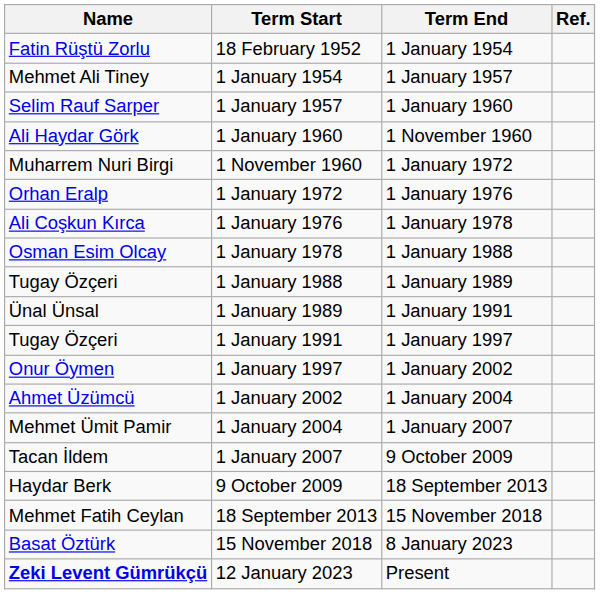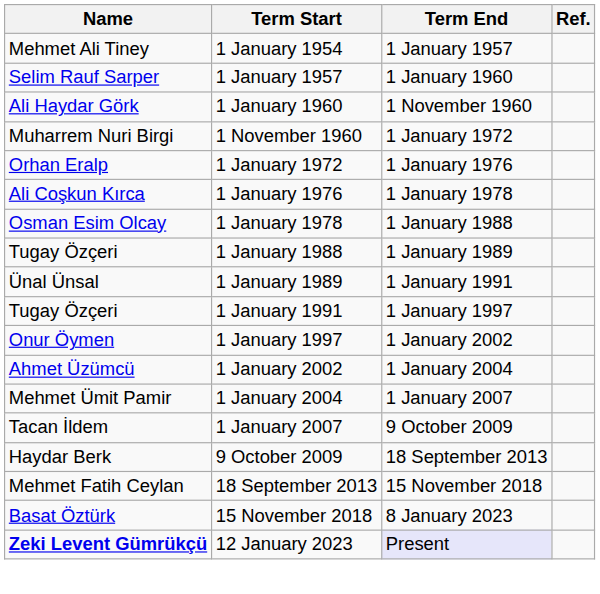- row: (288, 48)
(417, 573) no background -> (417, 544) lavender background
